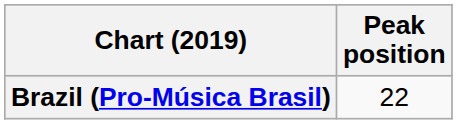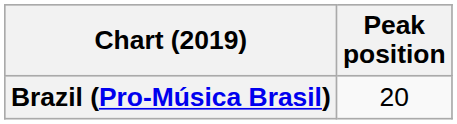(394, 97) 22 -> (394, 97) 20
